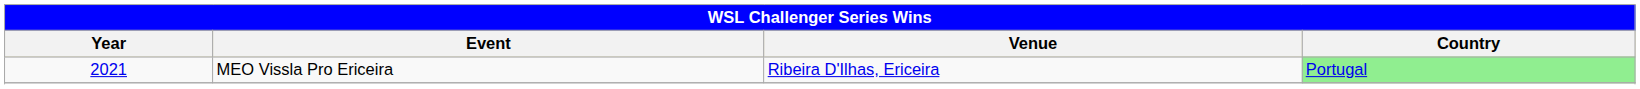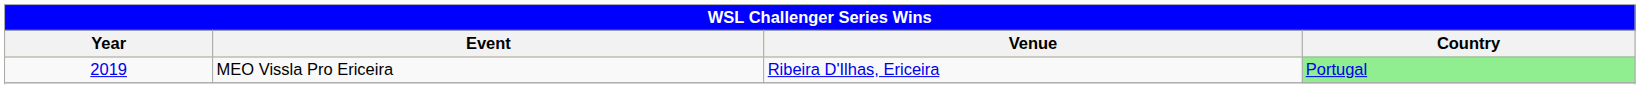(109, 69) 2021 -> (109, 69) 2019
